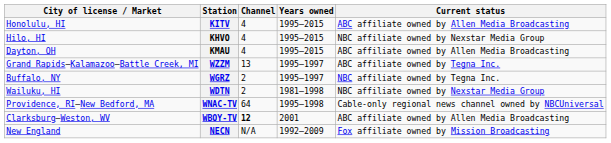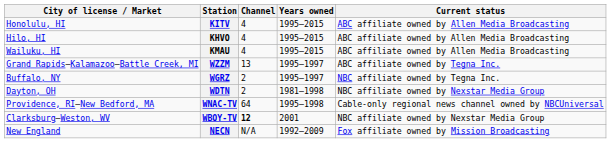(441, 38) NBC affiliate owned by Nexstar Media Group -> (453, 38) ABC affiliate owned by Allen Media Broadcasting
(31, 51) Dayton, OH -> (33, 51) Wailuku, HI
(33, 91) Wailuku, HI -> (31, 91) Dayton, OH
(453, 118) ABC affiliate owned by Allen Media Broadcasting -> (441, 118) NBC affiliate owned by Nexstar Media Group
